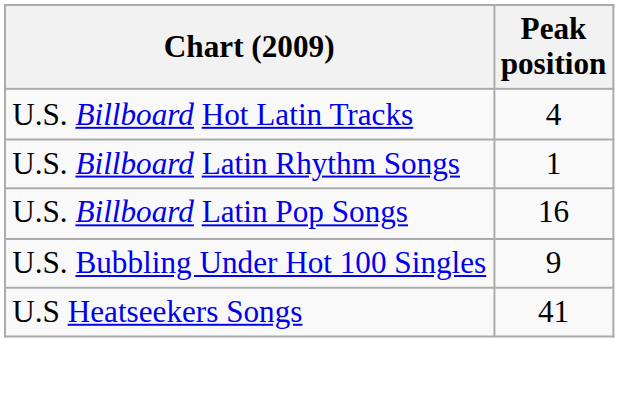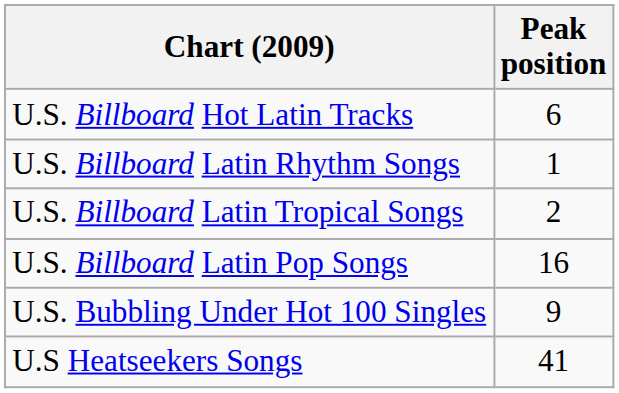(554, 113) 4 -> (554, 113) 6
+ row: (238, 212)
